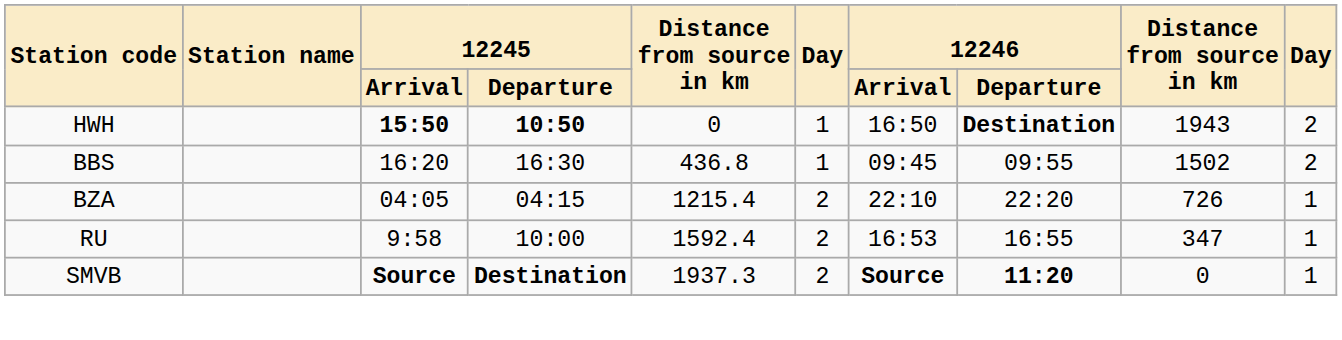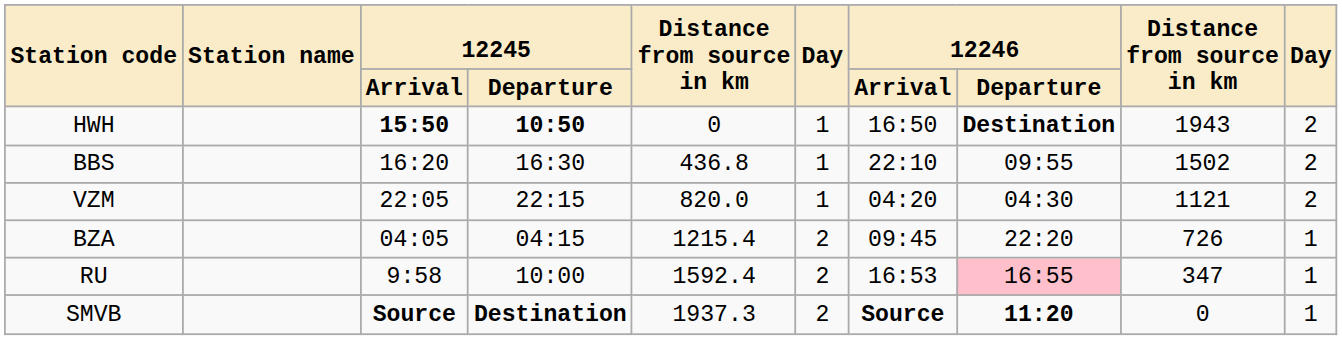(903, 164) 09:45 -> (903, 164) 22:10
+ row: (94, 201)
(903, 201) 22:10 -> (903, 239) 09:45
(1039, 239) no background -> (1039, 277) pink background
